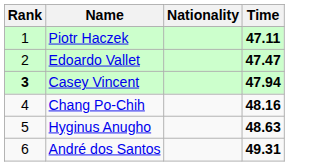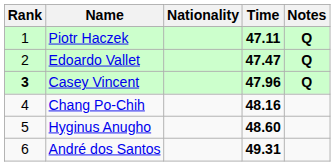+ column: (307, 15)
(263, 82) 47.94 -> (263, 82) 47.96
(263, 127) 48.63 -> (263, 127) 48.60
